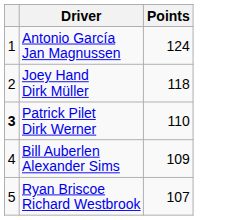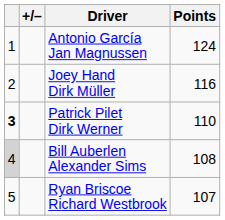+ column: (32, 16)
(179, 83) 118 -> (205, 83) 116
(12, 159) no background -> (12, 159) lightgrey background
(178, 159) 109 -> (204, 159) 108
